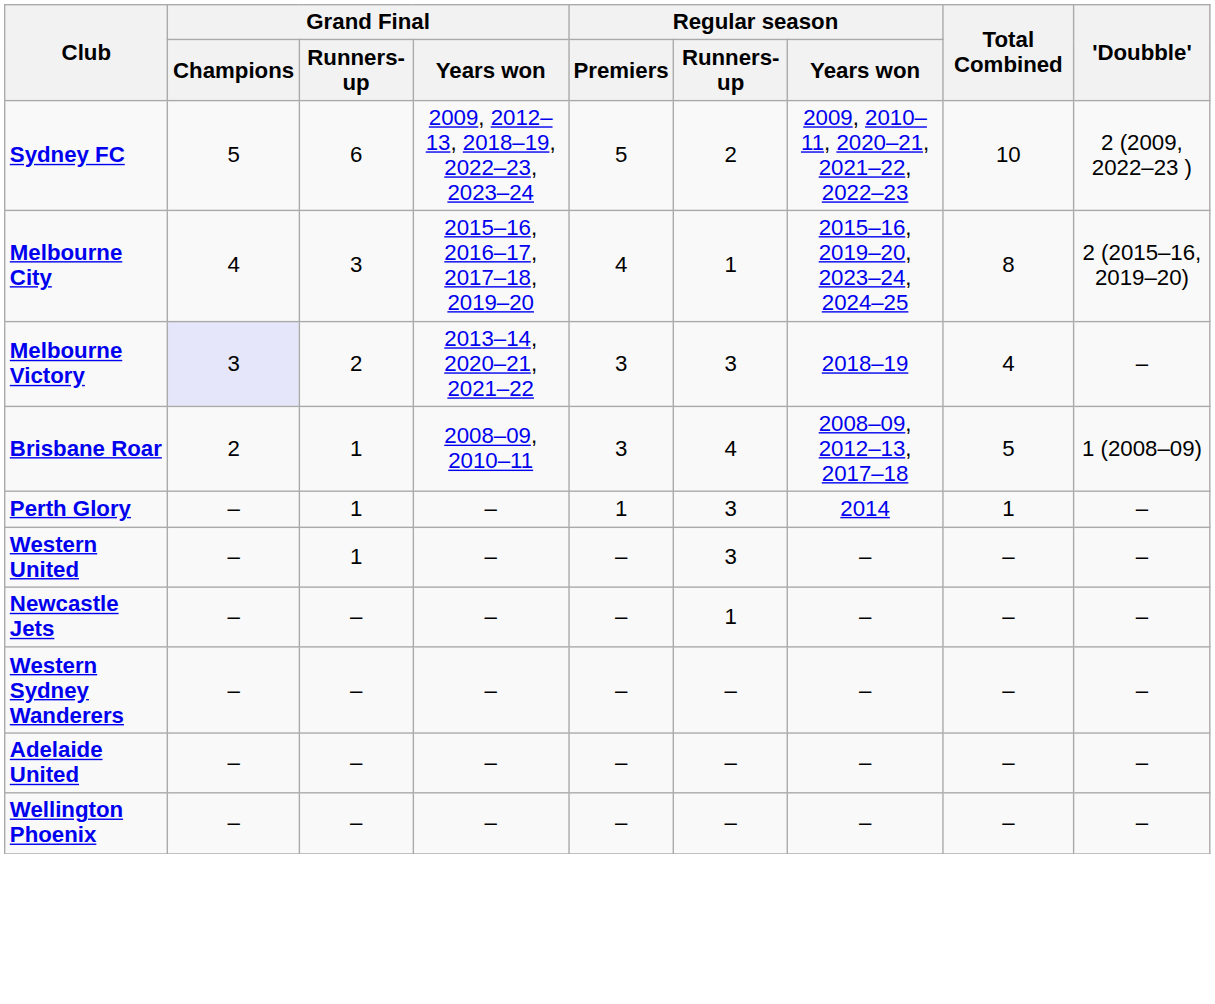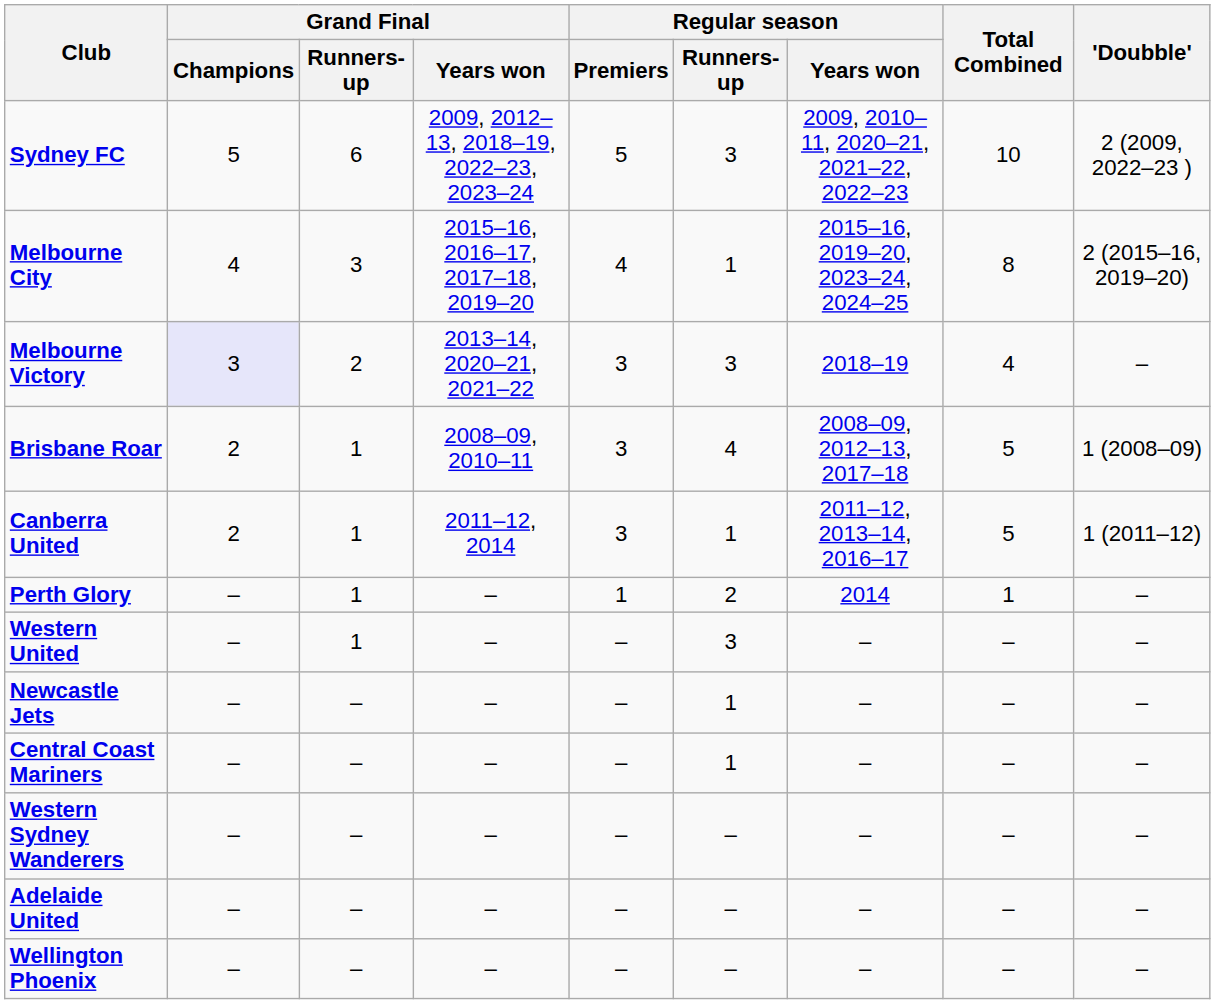(731, 155) 2 -> (731, 155) 3
+ row: (59, 534)
(731, 508) 3 -> (731, 594) 2
+ row: (82, 762)
